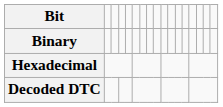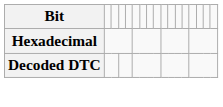- row: (54, 41)
